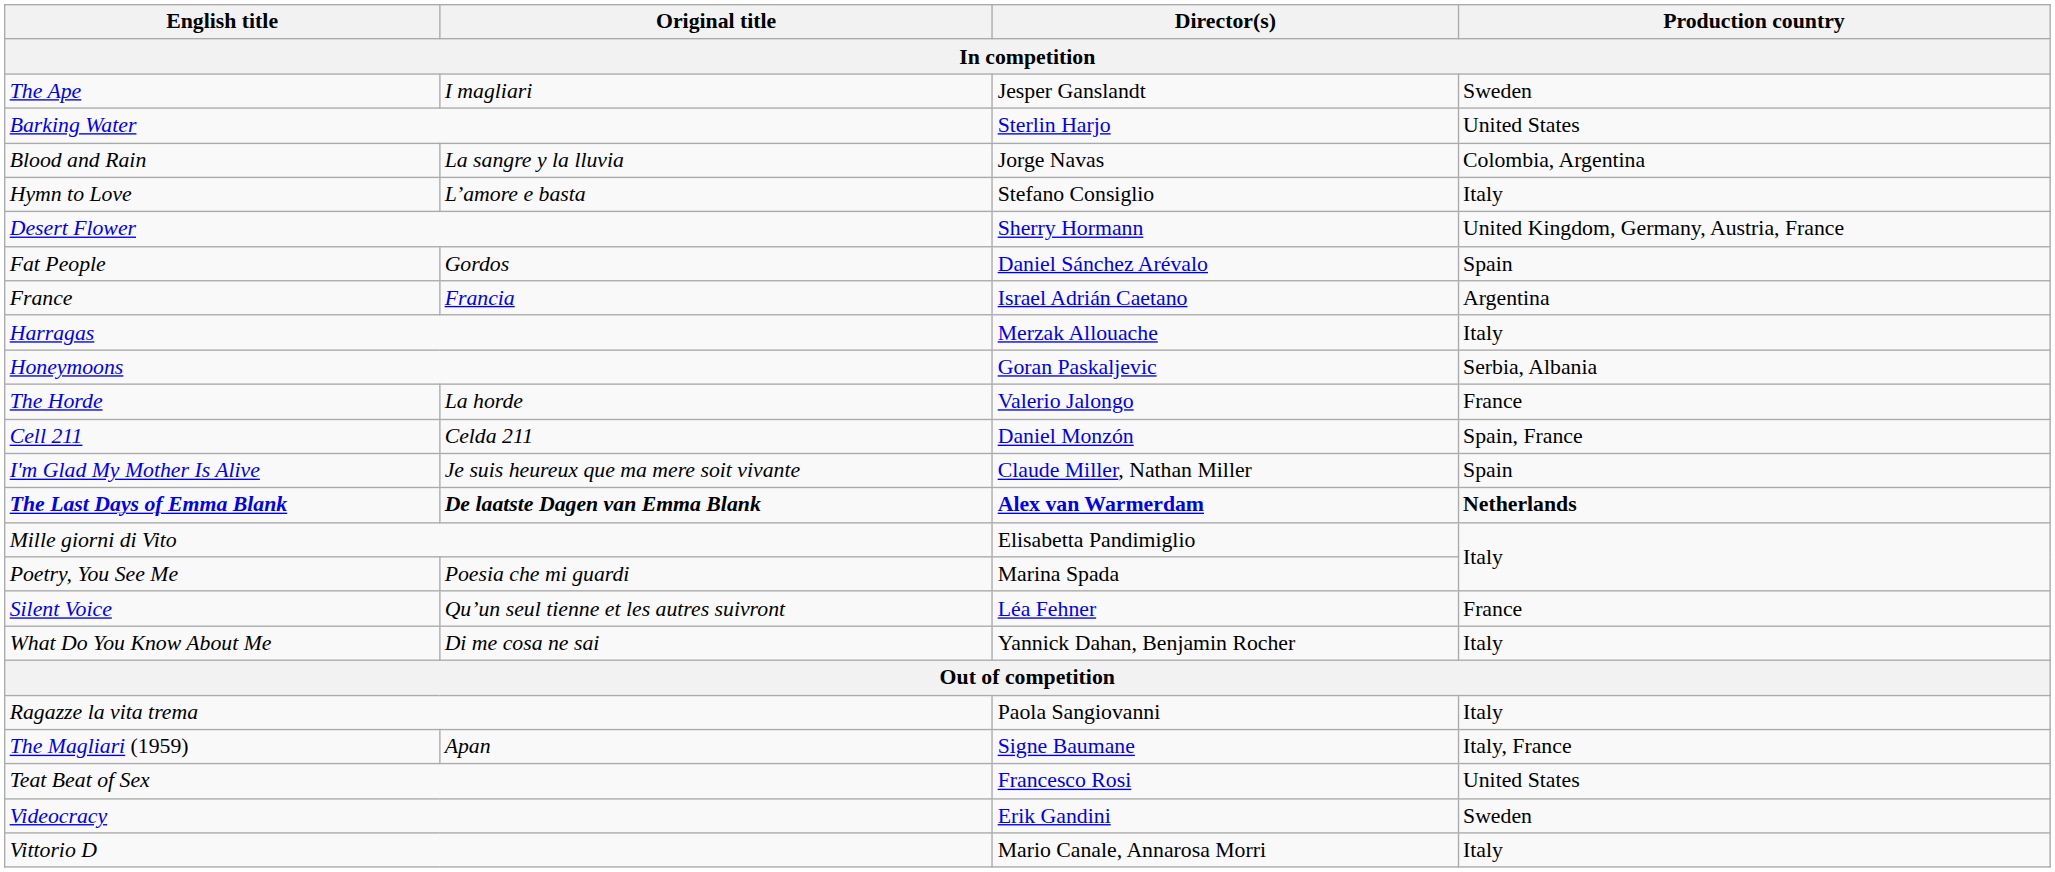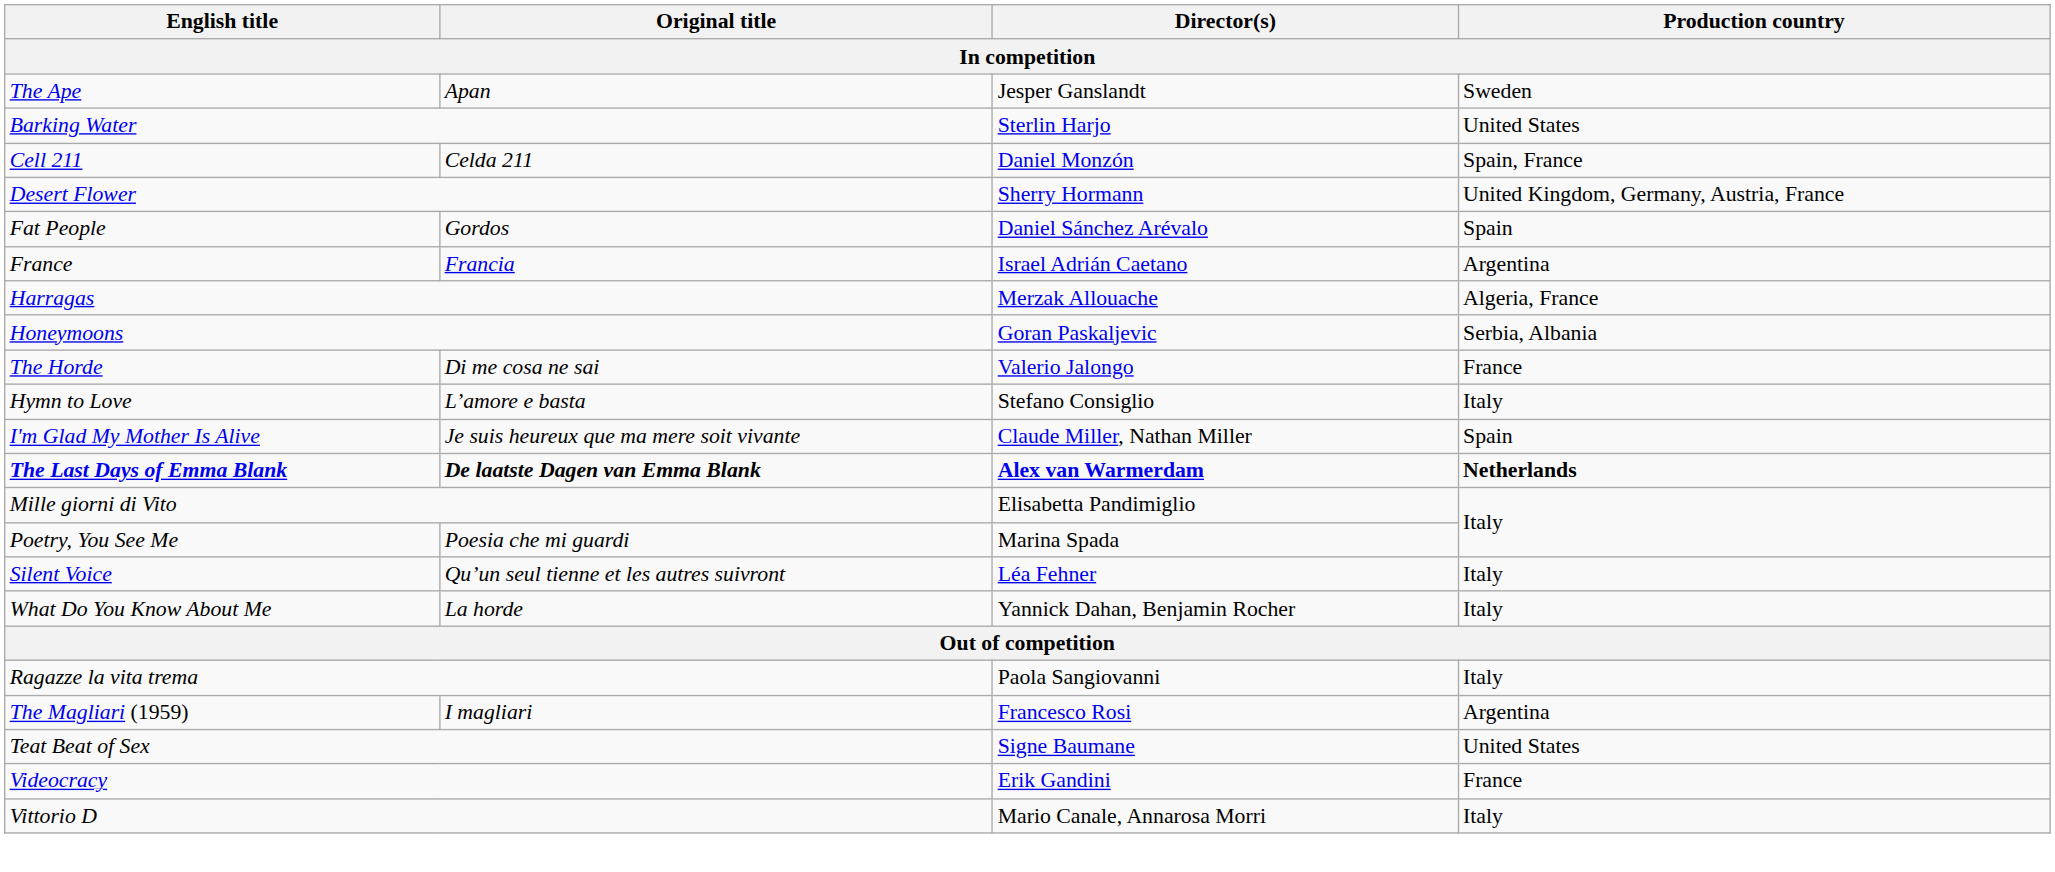(488, 90) I magliari -> (468, 90) Apan
- row: (78, 159)
rows swapped: (46, 435) <-> (71, 194)
(1483, 332) Italy -> (1531, 297) Algeria, France
(484, 401) La horde -> (522, 366) Di me cosa ne sai
(1493, 608) France -> (1483, 573) Italy
(522, 642) Di me cosa ne sai -> (484, 608) La horde
(468, 746) Apan -> (488, 711) I magliari
(1066, 746) Signe Baumane -> (1064, 711) Francesco Rosi
(1517, 746) Italy, France -> (1506, 711) Argentina
(1064, 780) Francesco Rosi -> (1066, 746) Signe Baumane
(1497, 815) Sweden -> (1493, 780) France
